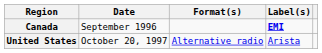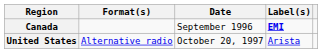columns swapped: (124, 12) <-> (218, 12)
